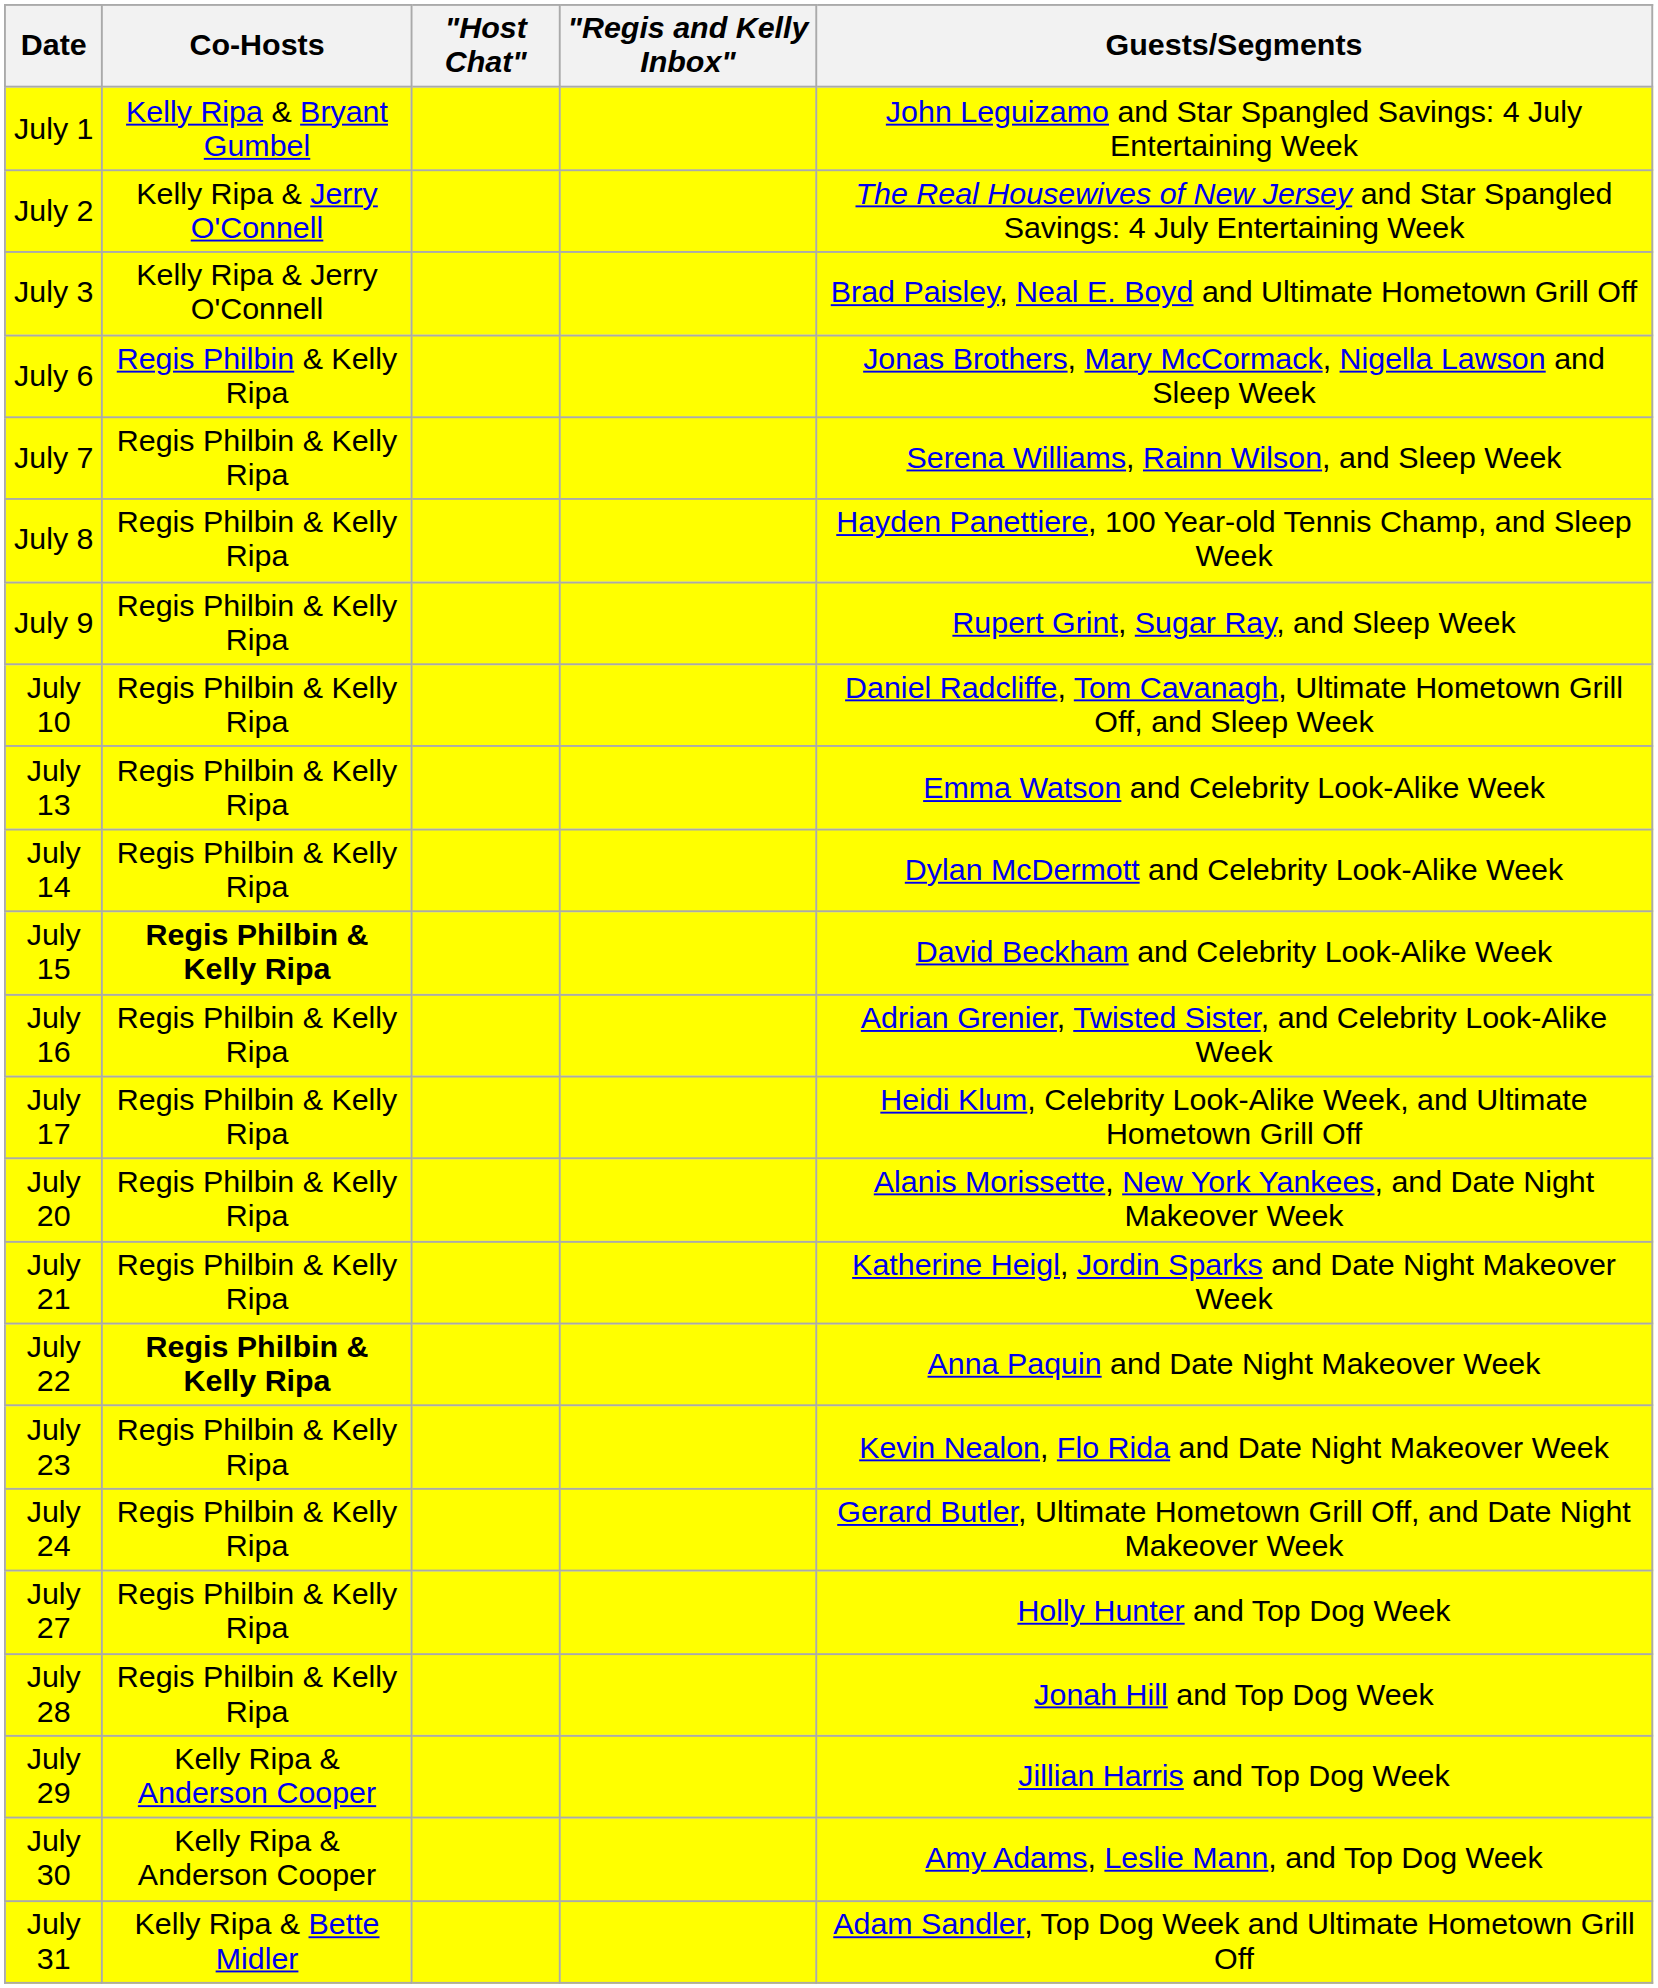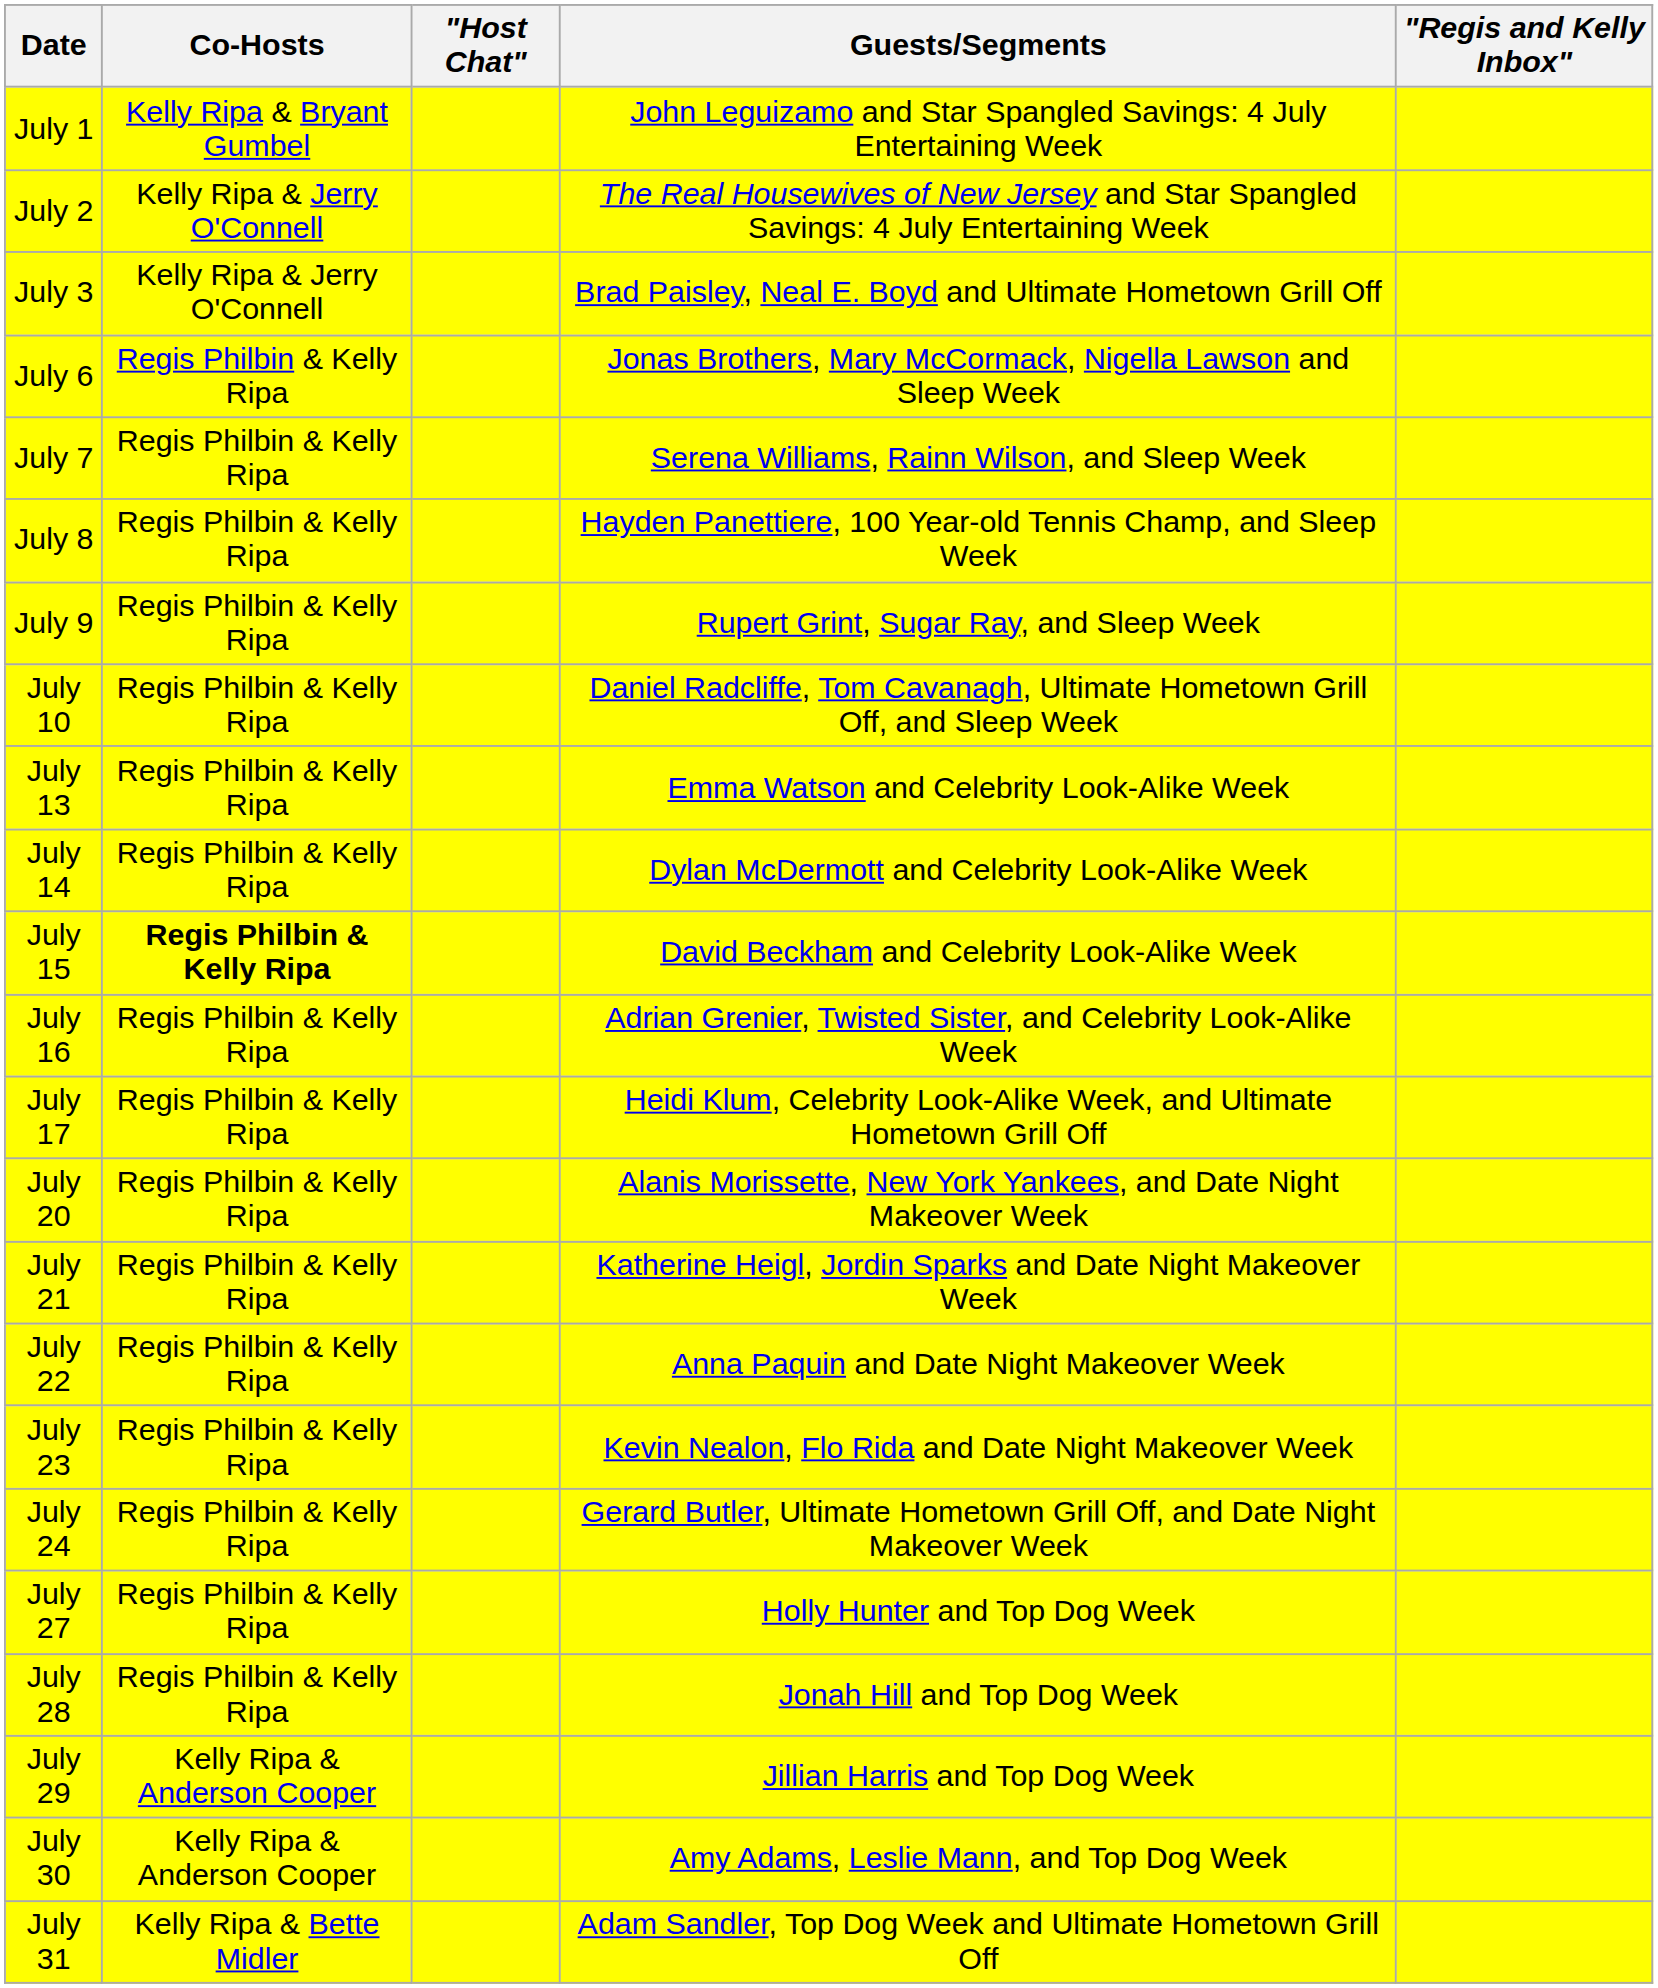columns swapped: (1234, 45) <-> (688, 45)
(257, 1364) bold -> (257, 1364) normal
